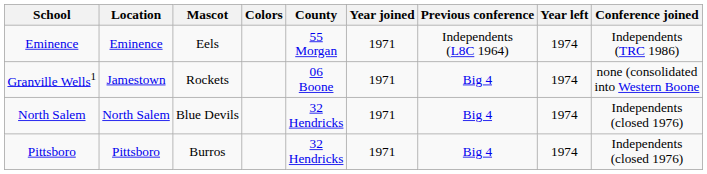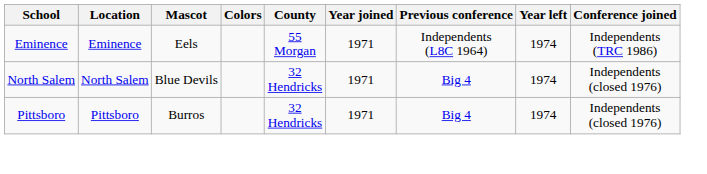- row: (52, 79)
